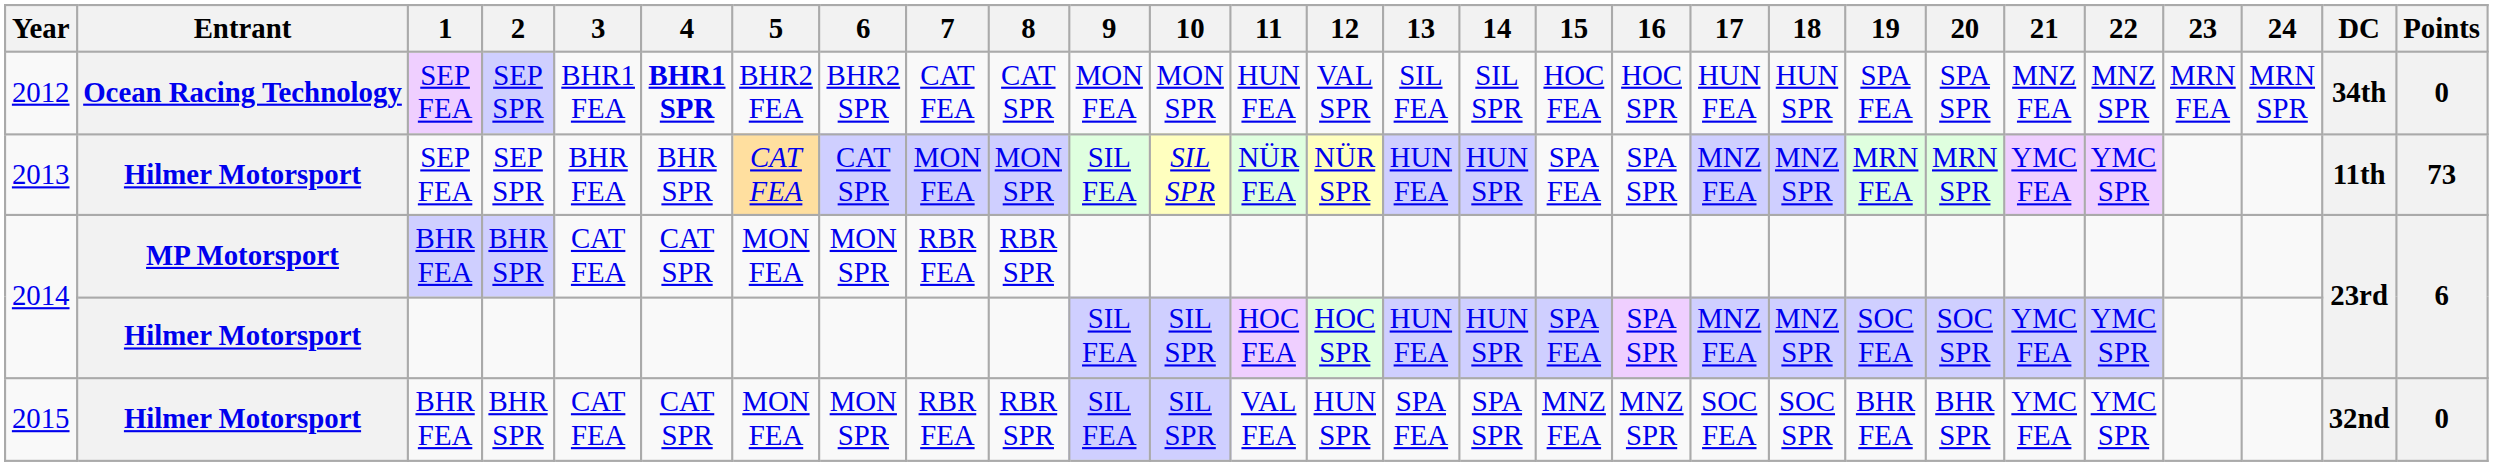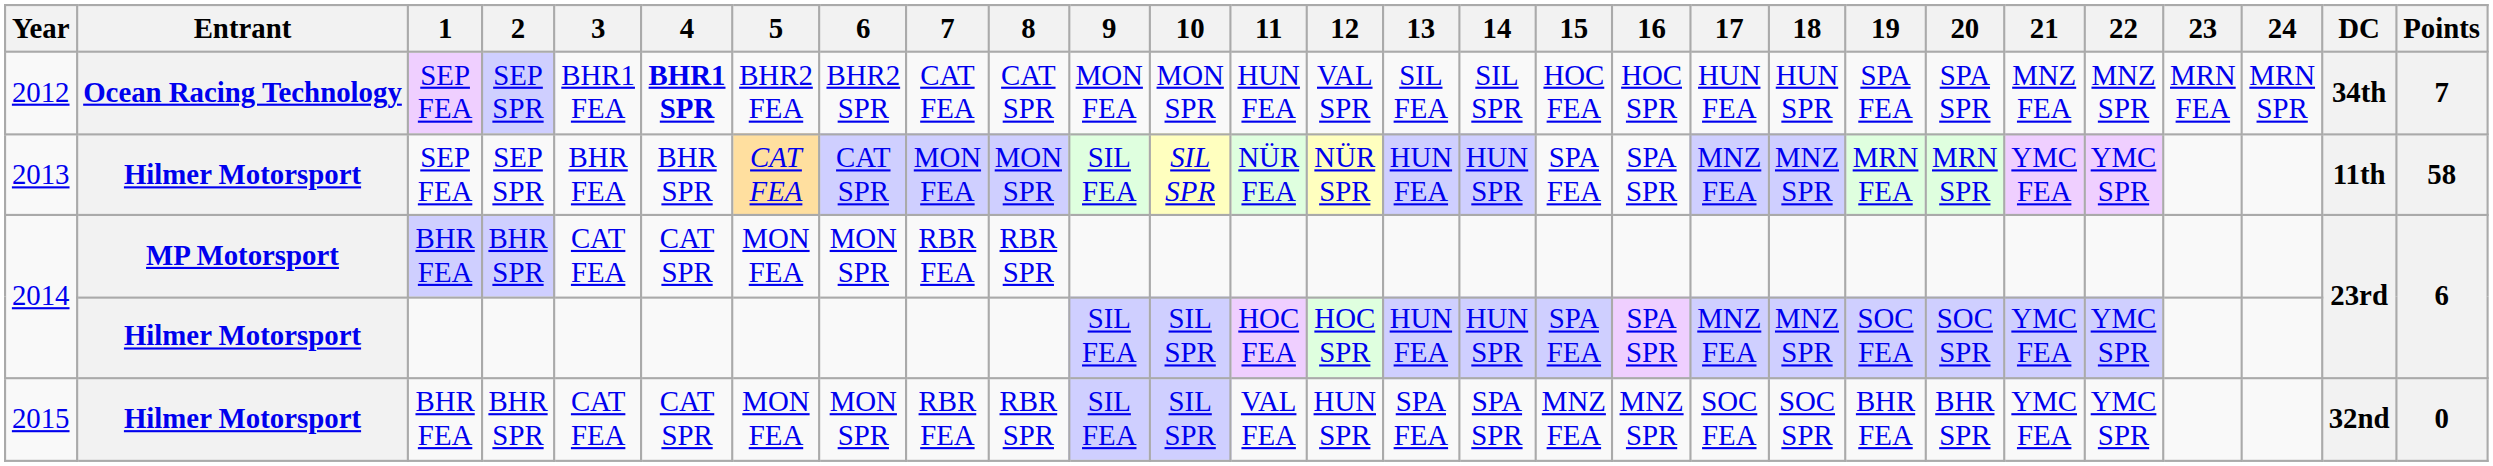(2442, 92) 0 -> (2442, 92) 7
(2442, 173) 73 -> (2442, 173) 58
